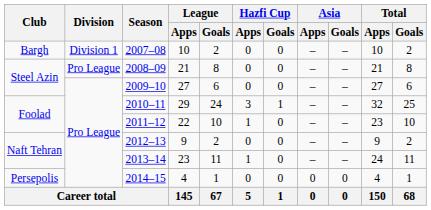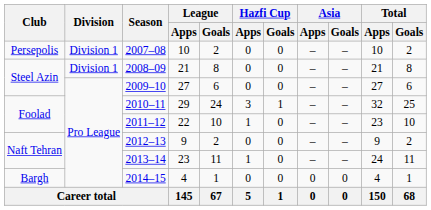(34, 50) Bargh -> (34, 50) Persepolis
(94, 68) Pro League -> (94, 68) Division 1
(34, 178) Persepolis -> (34, 178) Bargh
